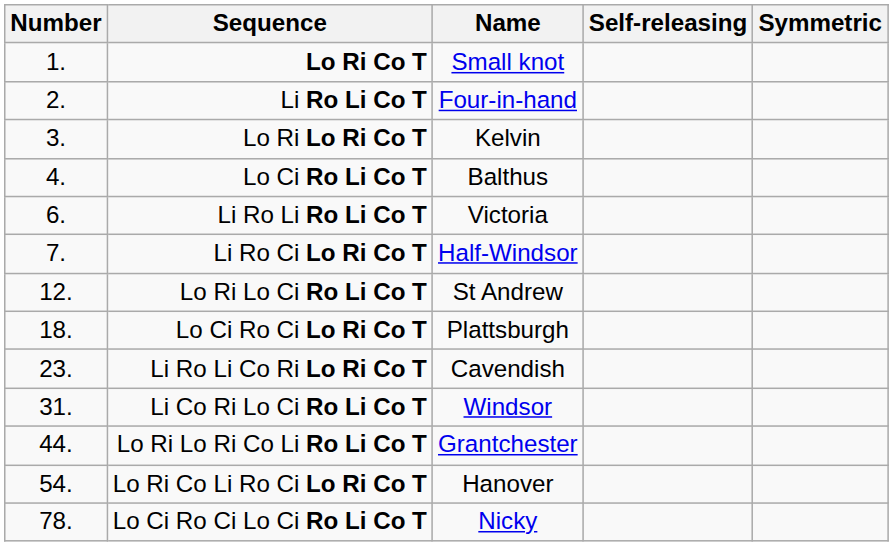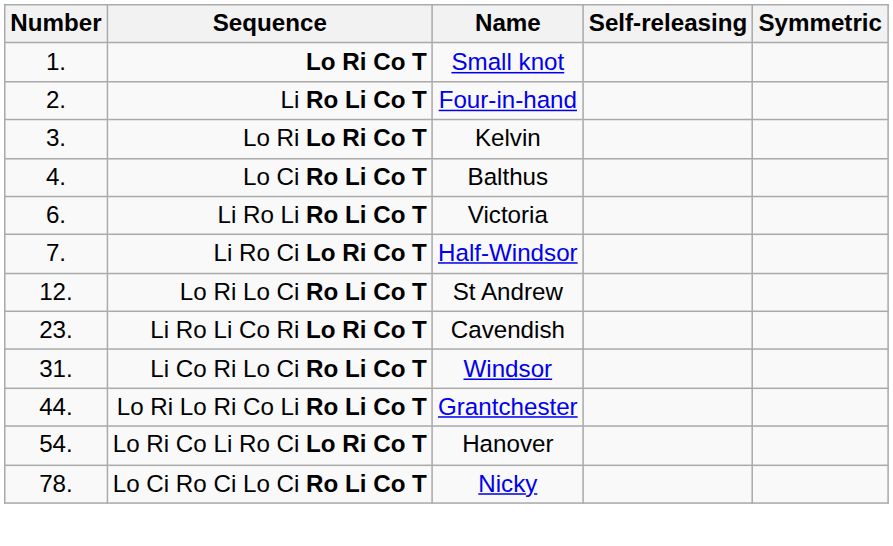- row: (301, 330)
